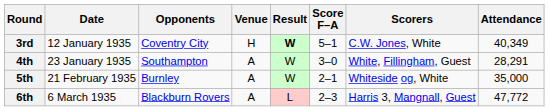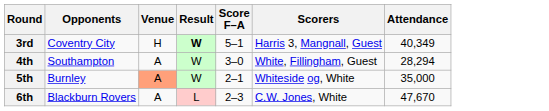- column: (92, 19)
(395, 43) C.W. Jones, White -> (318, 43) Harris 3, Mangnall, Guest
(511, 61) 28,291 -> (418, 61) 28,294
(251, 79) no background -> (158, 79) lightsalmon background
(412, 97) Harris 3, Mangnall, Guest -> (301, 97) C.W. Jones, White
(511, 97) 47,772 -> (418, 97) 47,670
